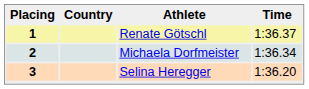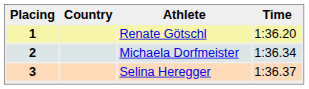(275, 34) 1:36.37 -> (275, 34) 1:36.20
(275, 72) 1:36.20 -> (275, 72) 1:36.37
